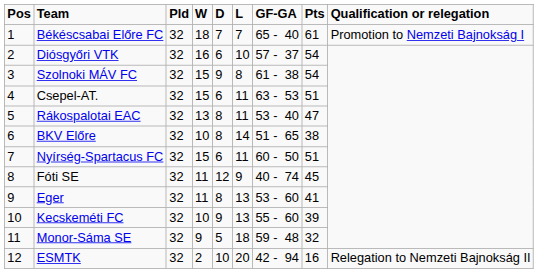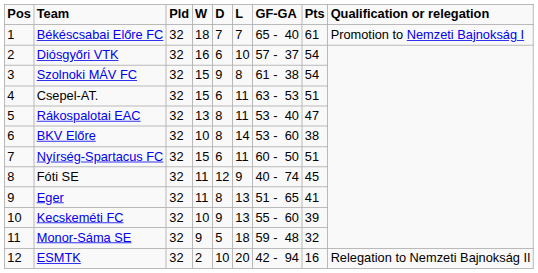(277, 136) 51 - 65 -> (277, 136) 53 - 60
(277, 197) 53 - 60 -> (277, 197) 51 - 65
